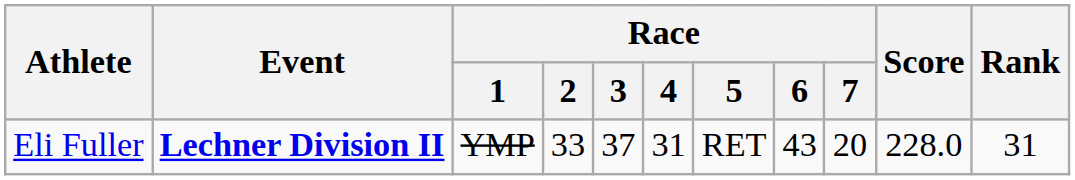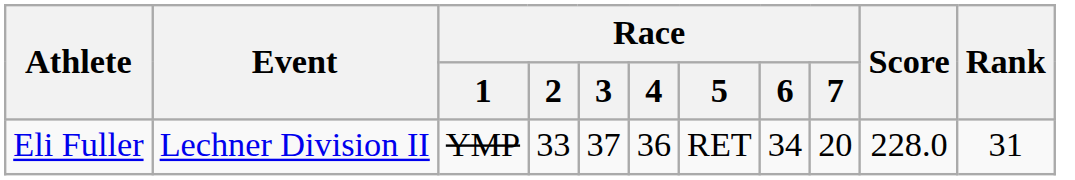(302, 146) bold -> (295, 146) normal
(669, 146) 31 -> (654, 146) 36
(800, 146) 43 -> (785, 146) 34
